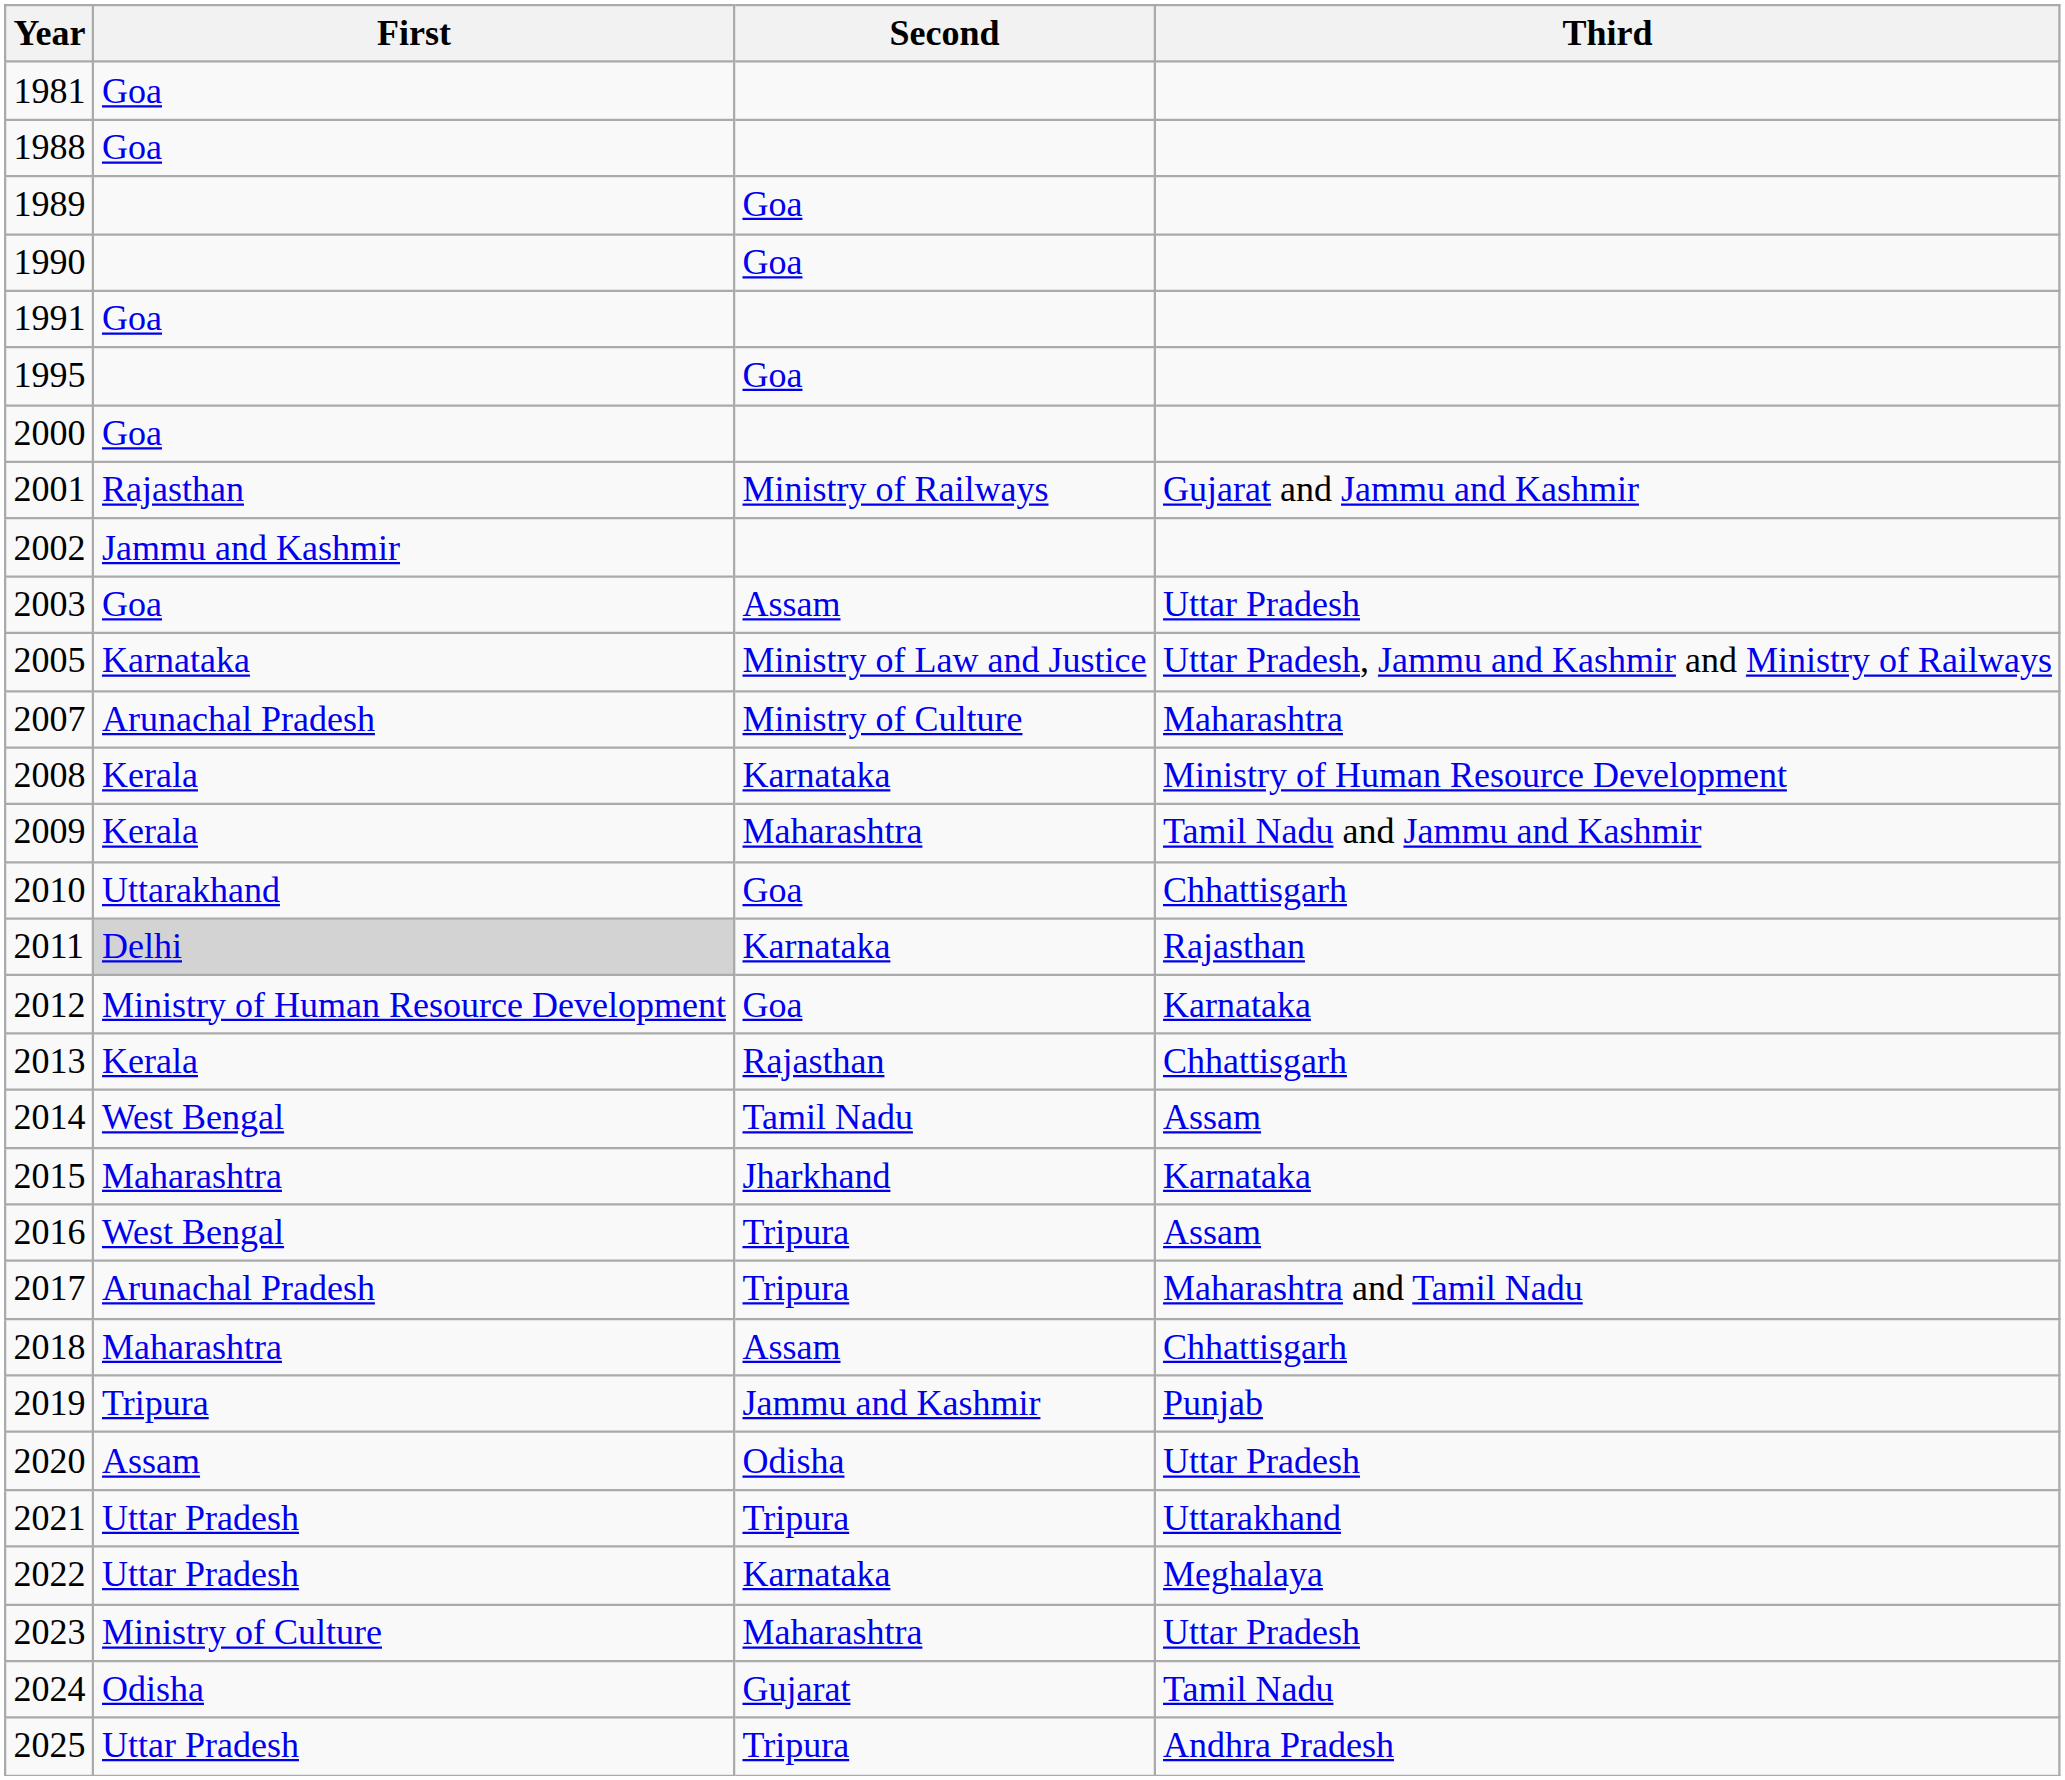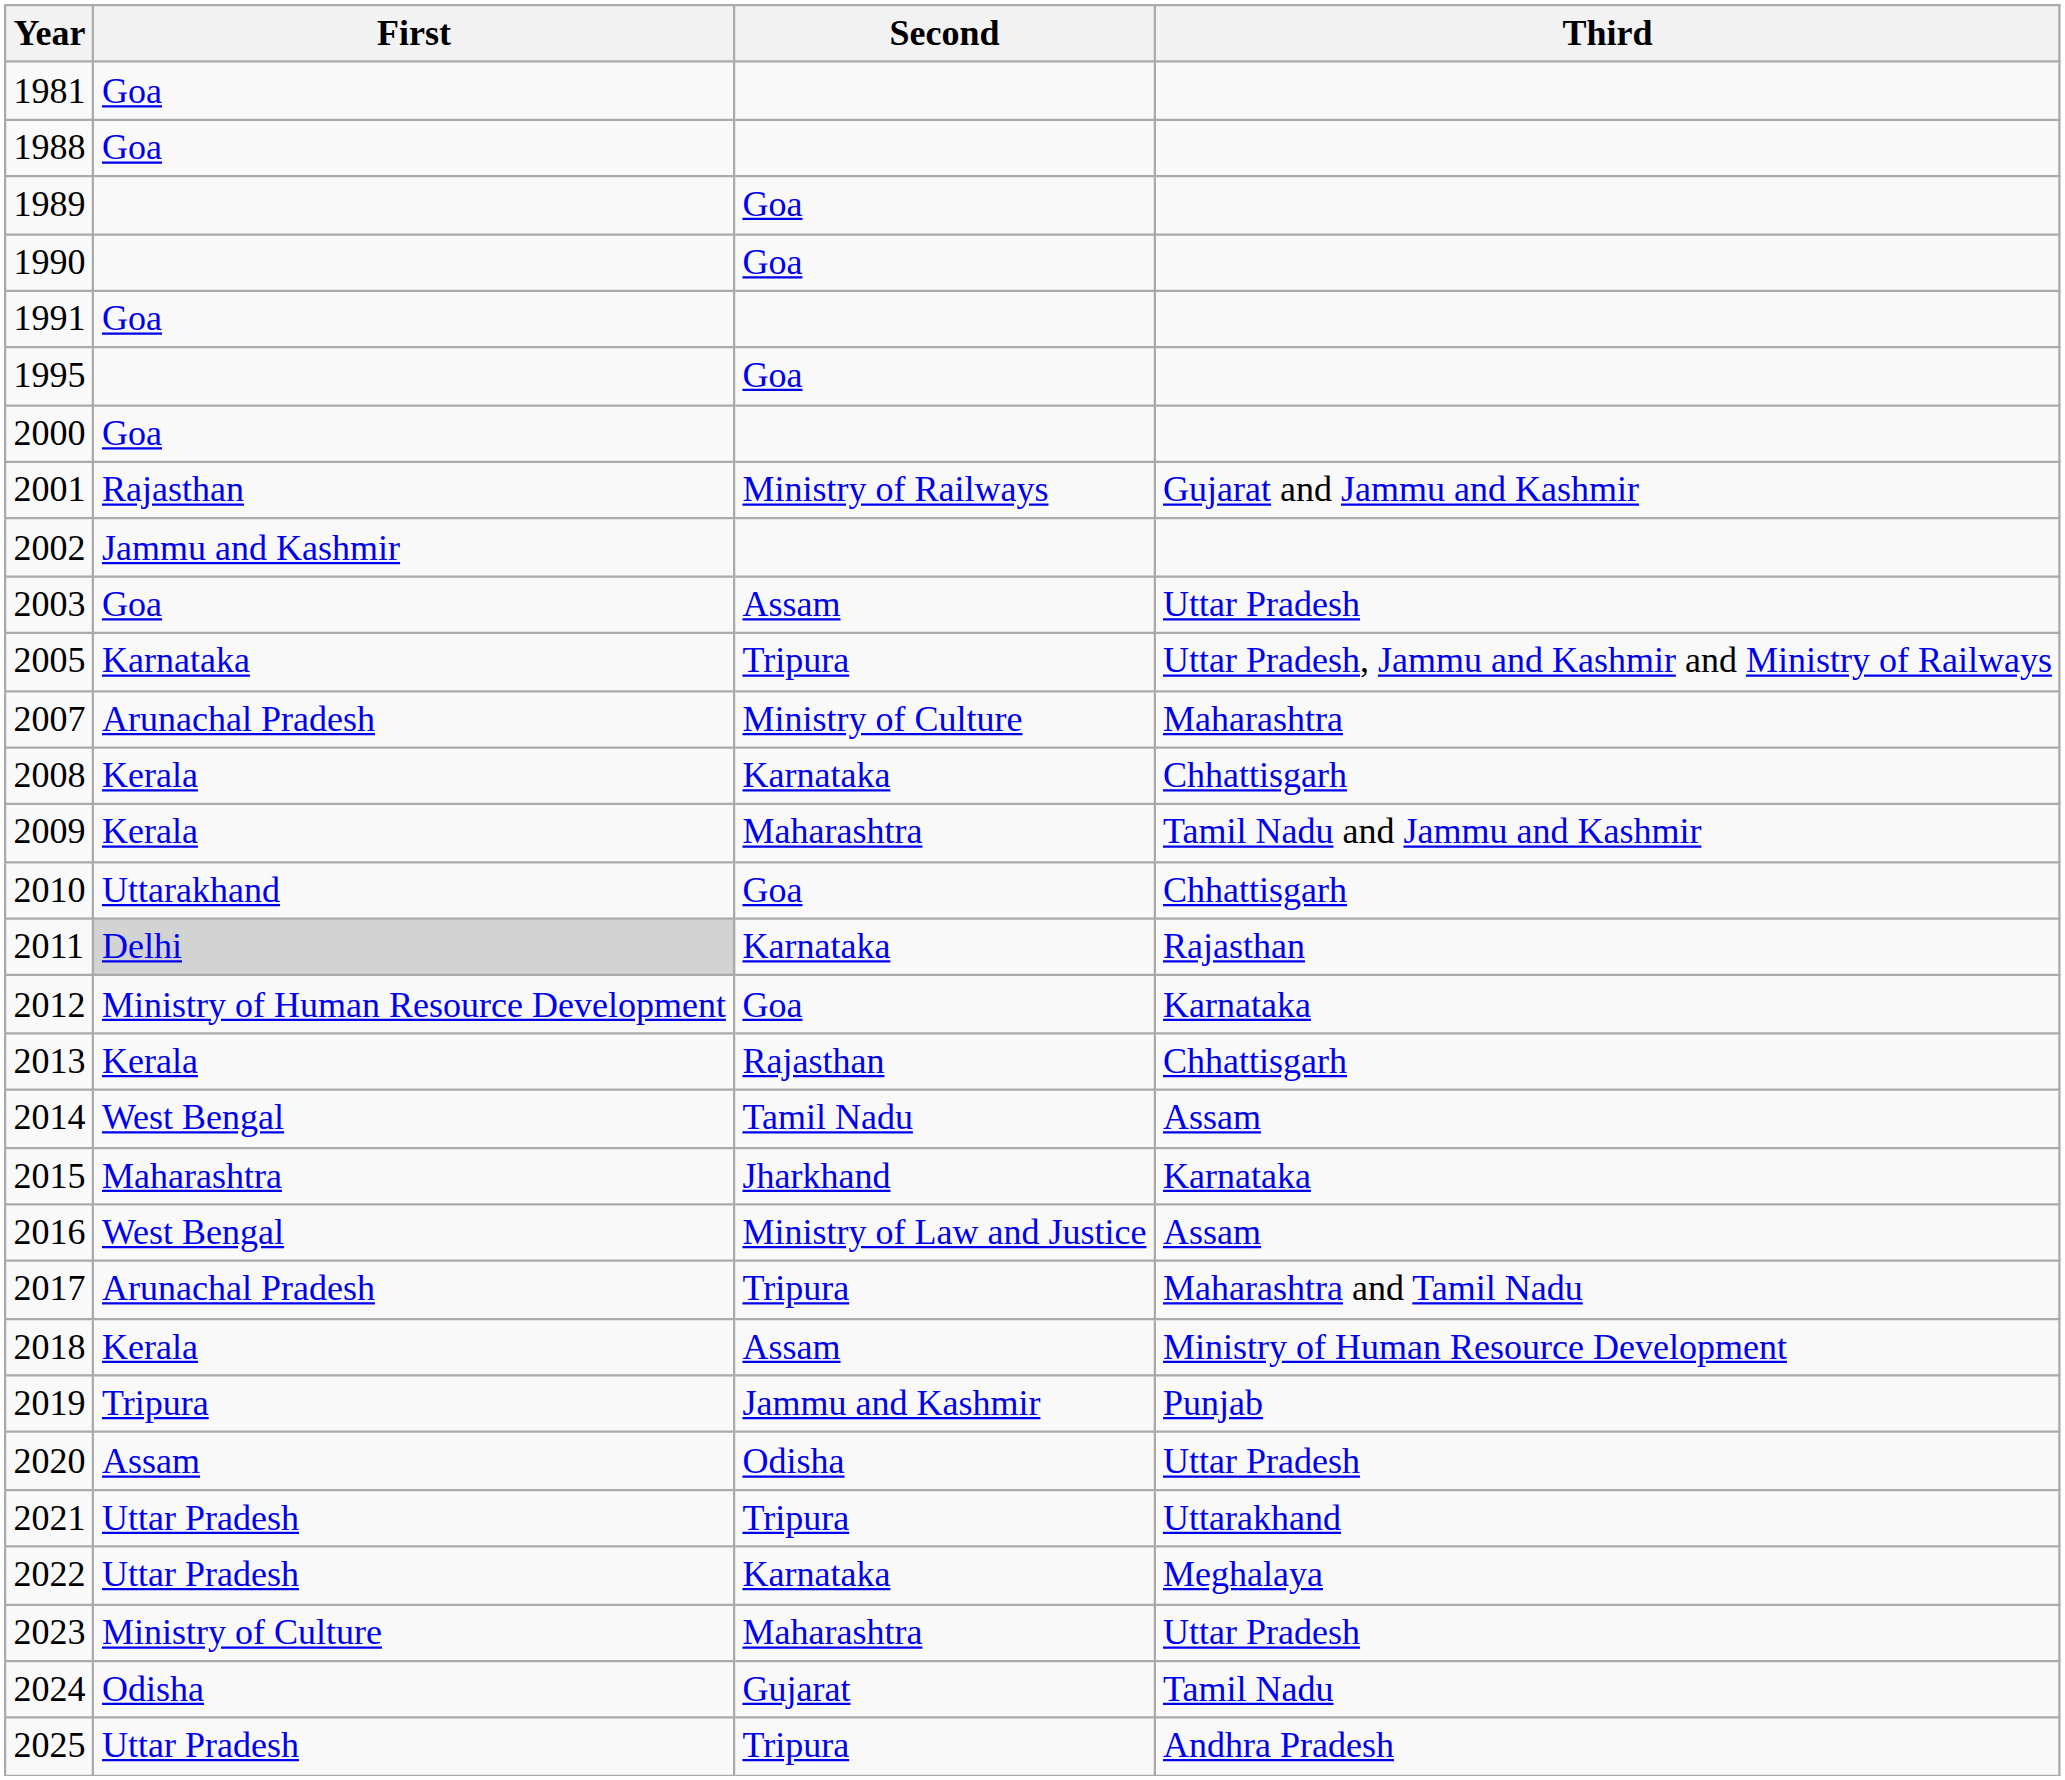(944, 661) Ministry of Law and Justice -> (796, 661) Tripura
(1475, 775) Ministry of Human Resource Development -> (1255, 775) Chhattisgarh
(796, 1232) Tripura -> (944, 1232) Ministry of Law and Justice
(192, 1346) Maharashtra -> (150, 1346) Kerala
(1255, 1346) Chhattisgarh -> (1475, 1346) Ministry of Human Resource Development
